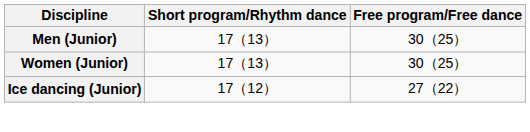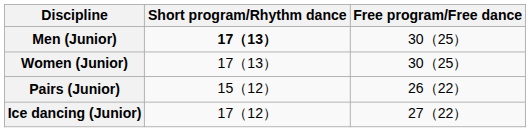(247, 38) normal -> (247, 38) bold
+ row: (75, 89)
